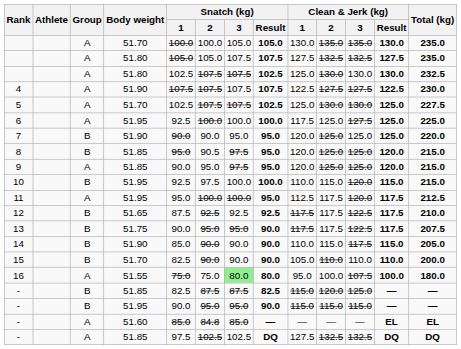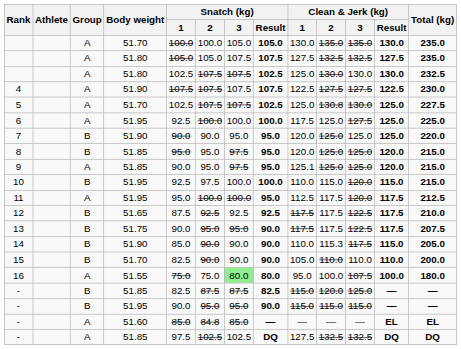(331, 105) 130.0 -> (331, 105) 130.8
(210, 151) 90.5 -> (210, 151) 95.0
(302, 167) 120.0 -> (302, 167) 125.1
(331, 244) 115.0 -> (331, 244) 115.3
